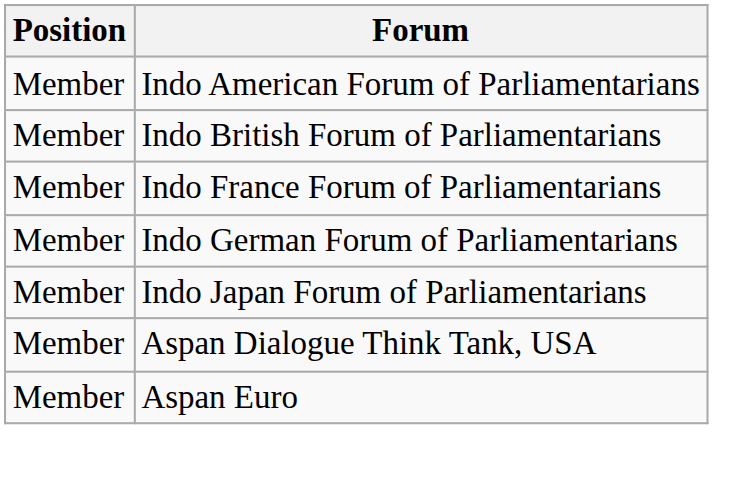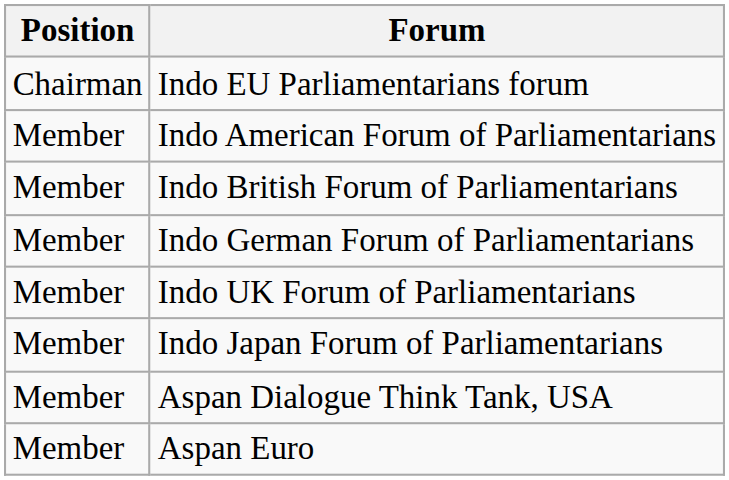+ row: (373, 82)
- row: (401, 187)
+ row: (397, 291)
